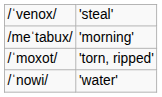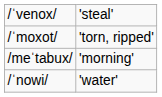rows swapped: (40, 37) <-> (32, 59)
